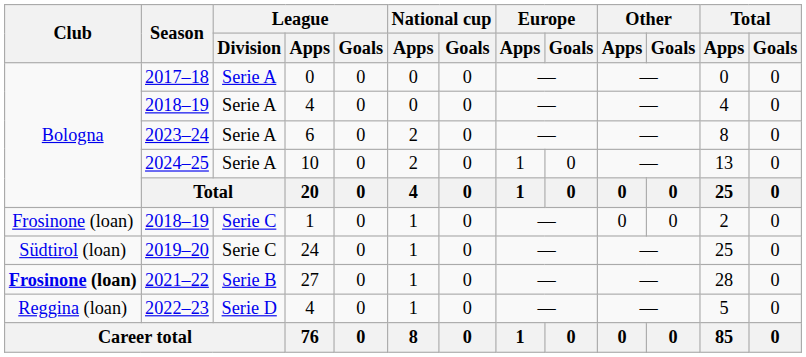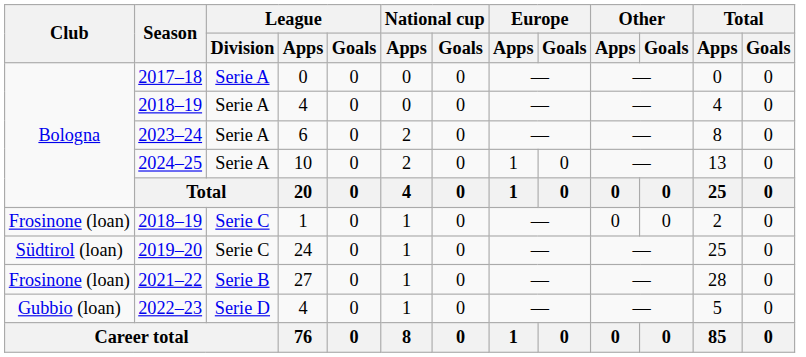(73, 279) bold -> (69, 279) normal
(73, 308) Reggina (loan) -> (69, 308) Gubbio (loan)
